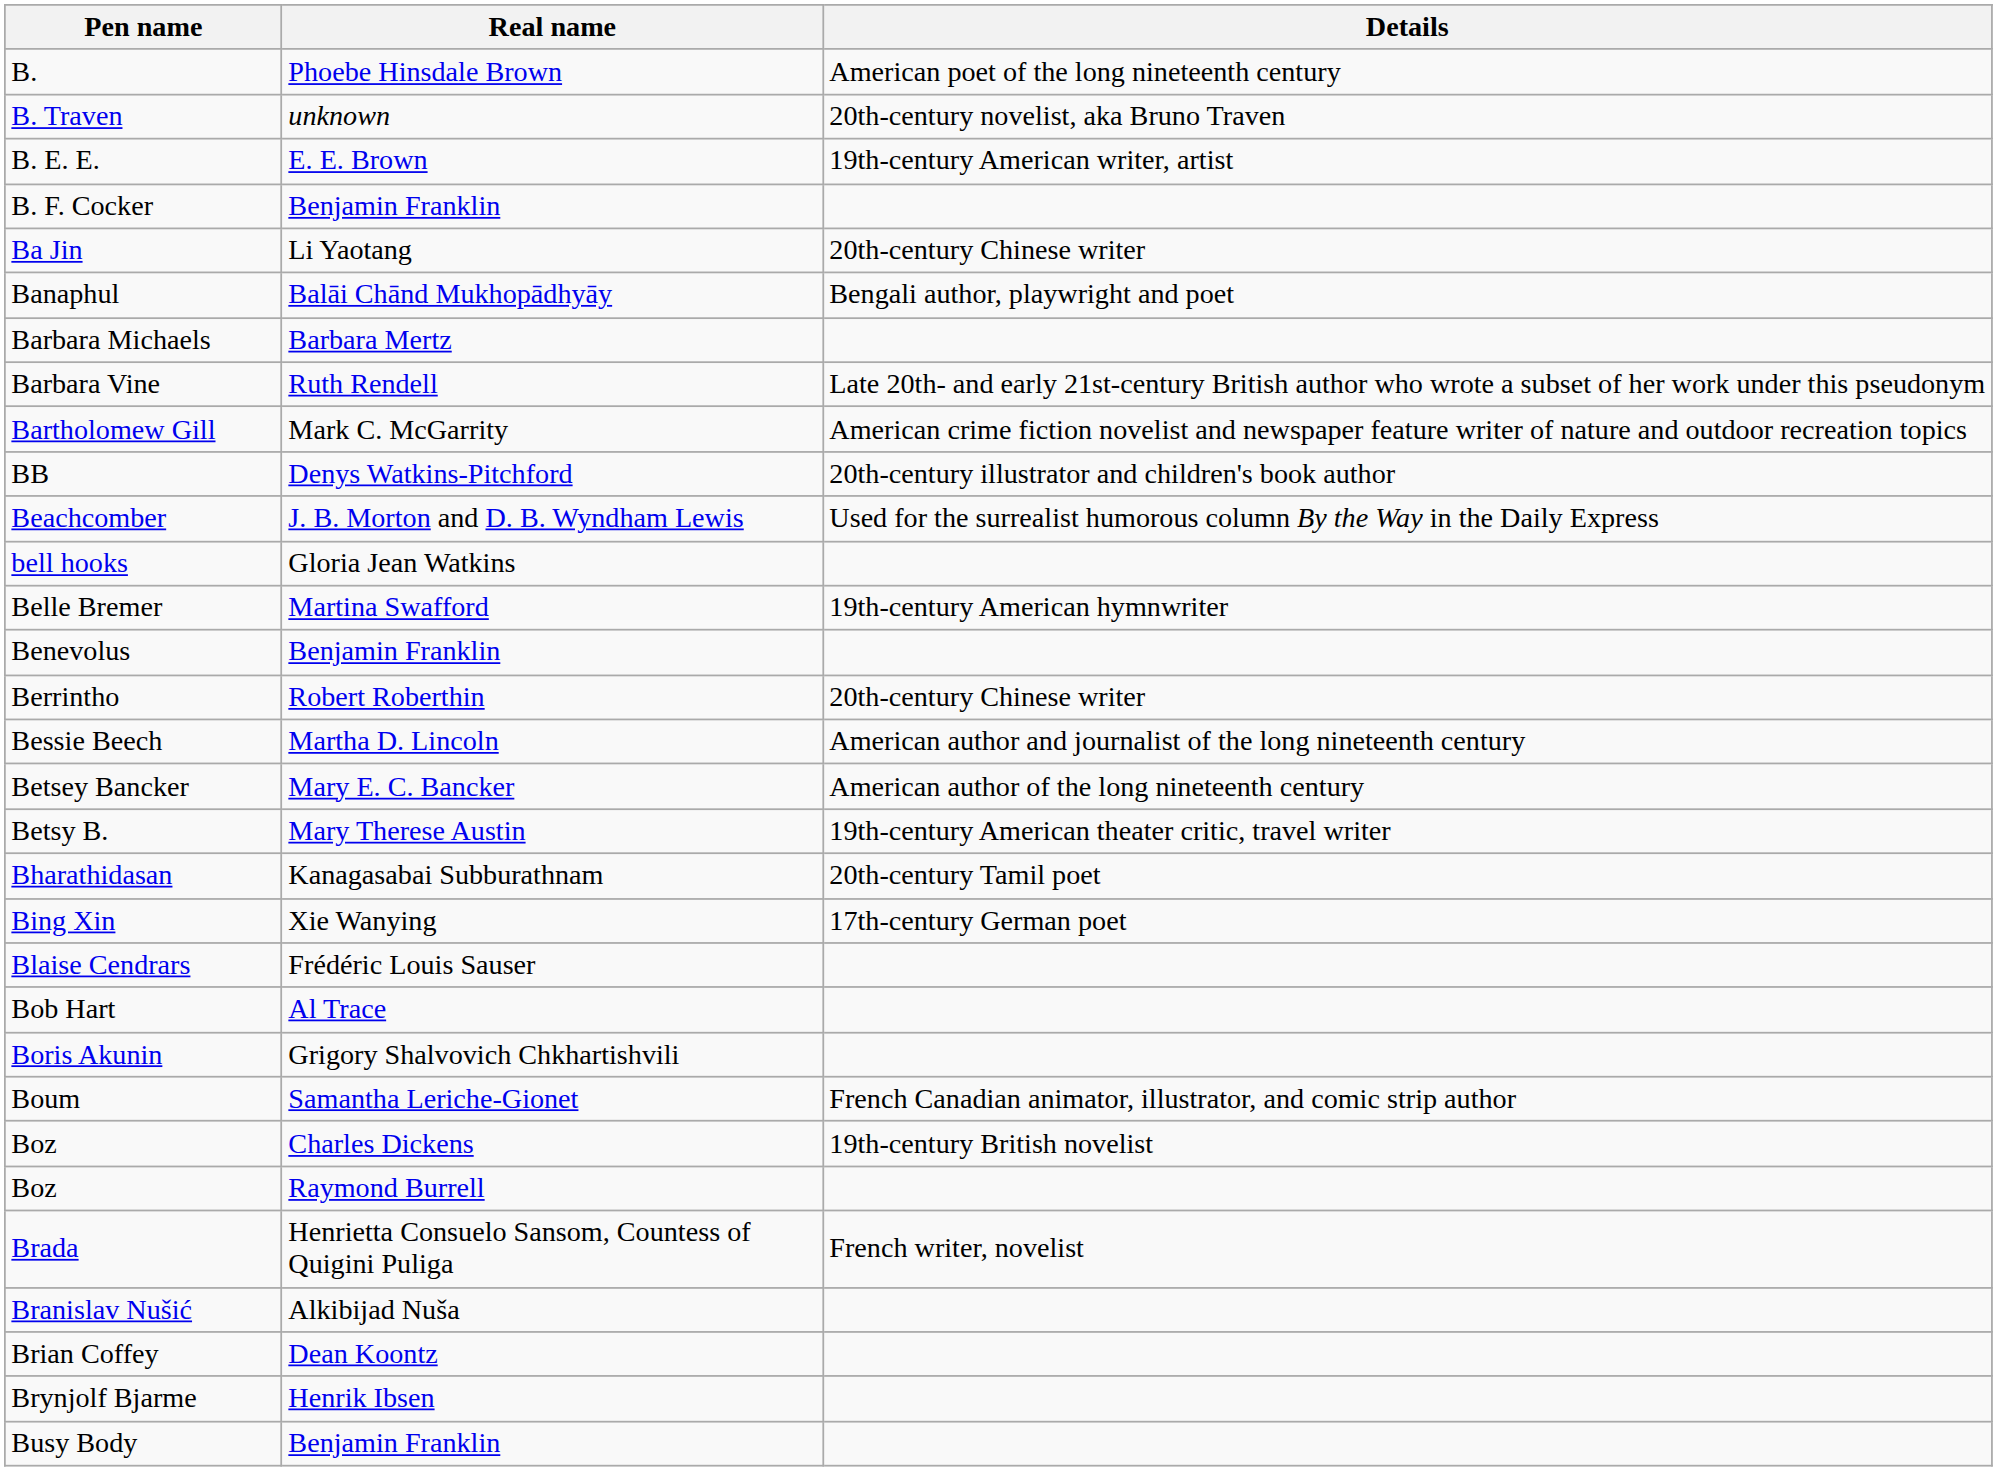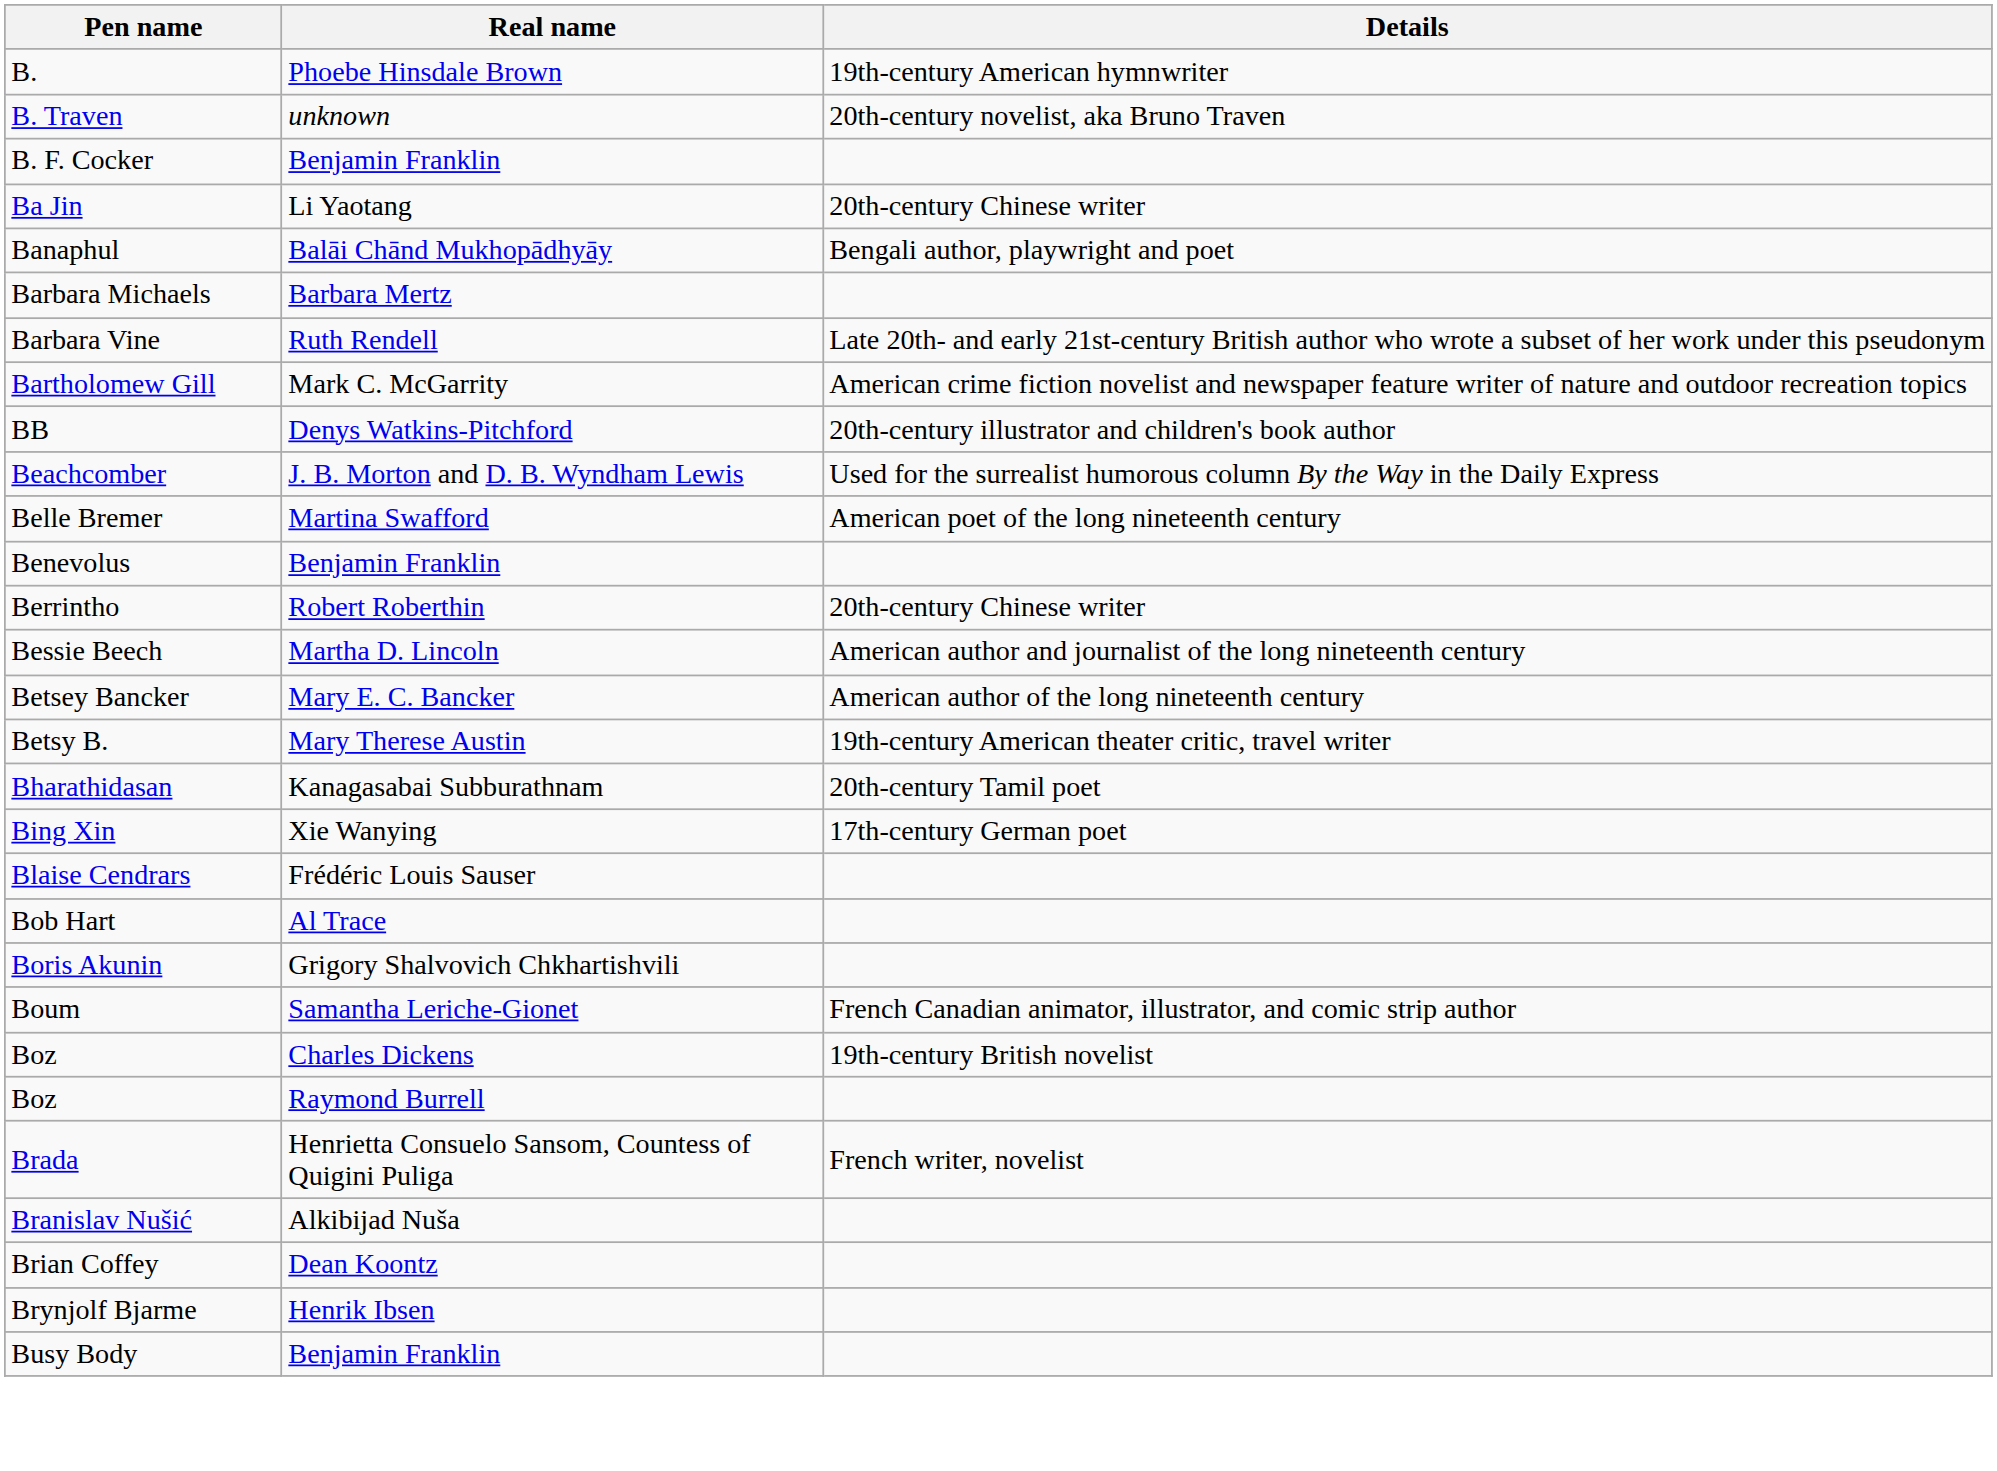(1085, 71) American poet of the long nineteenth century -> (1029, 71) 19th-century American hymnwriter
- row: (56, 160)
- row: (70, 562)
(1029, 607) 19th-century American hymnwriter -> (1085, 518) American poet of the long nineteenth century
